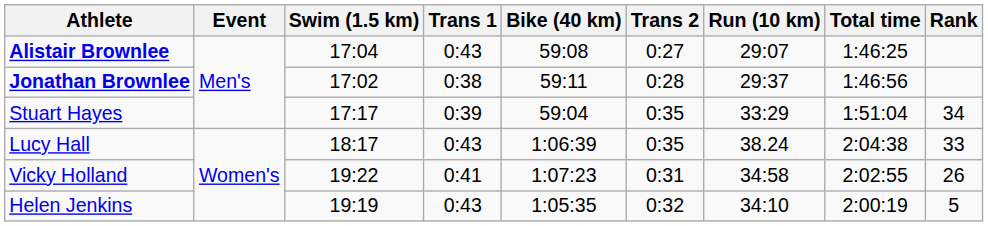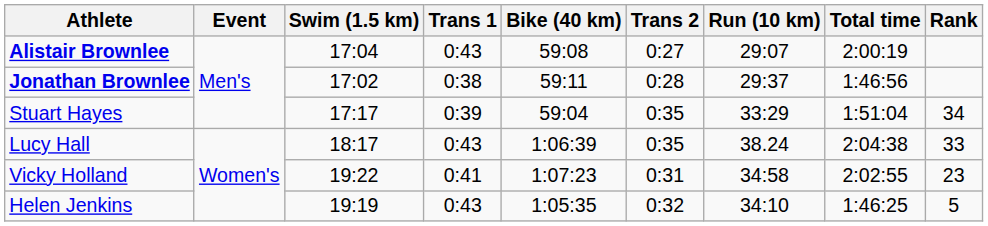(875, 51) 1:46:25 -> (875, 51) 2:00:19
(954, 175) 26 -> (954, 175) 23
(875, 206) 2:00:19 -> (875, 206) 1:46:25
